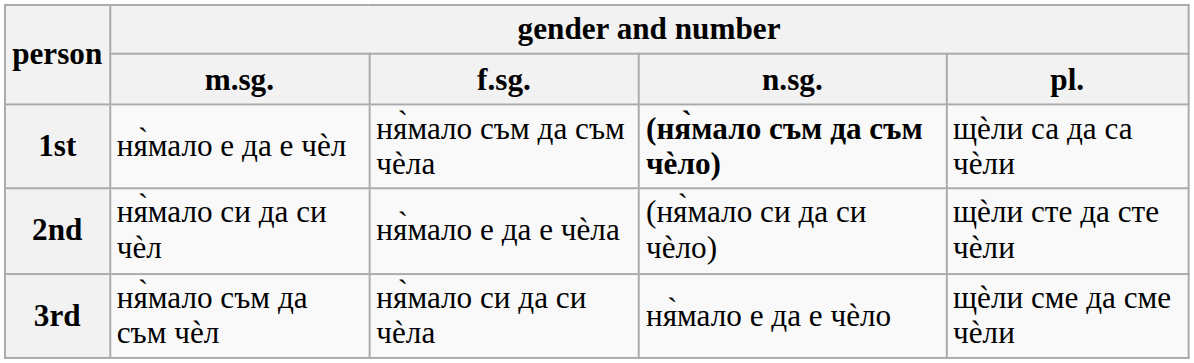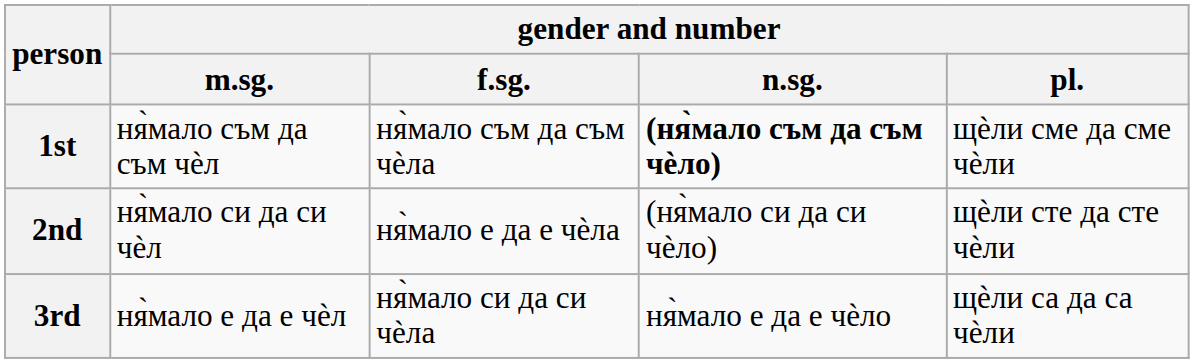(232, 145) ня̀мало е да е чѐл -> (212, 145) ня̀мало съм да съм чѐл
(1043, 145) щѐли са да са чѐли -> (1062, 145) щѐли сме да сме чѐли
(212, 314) ня̀мало съм да съм чѐл -> (232, 314) ня̀мало е да е чѐл
(1062, 314) щѐли сме да сме чѐли -> (1043, 314) щѐли са да са чѐли
